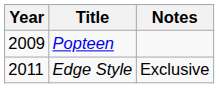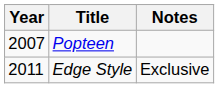(27, 43) 2009 -> (27, 43) 2007
